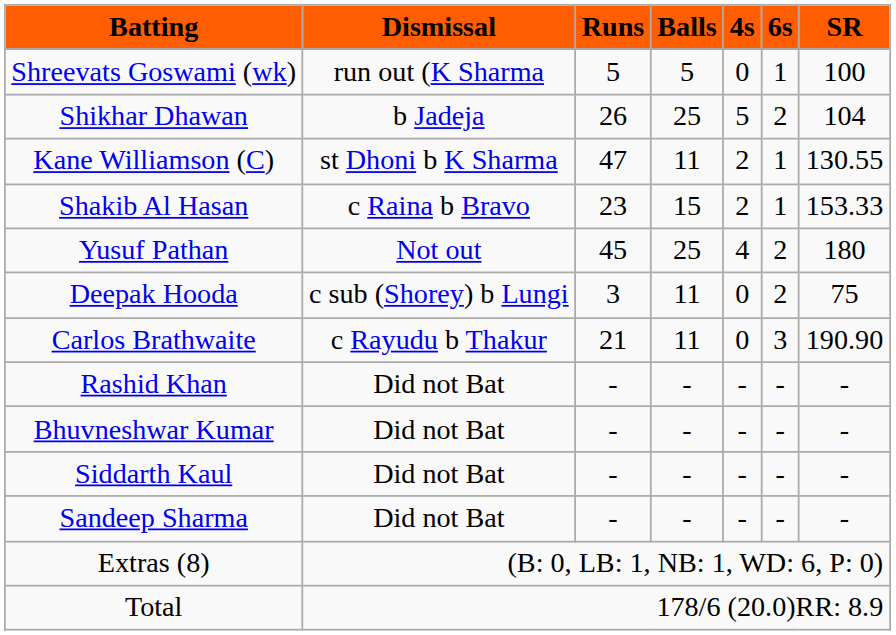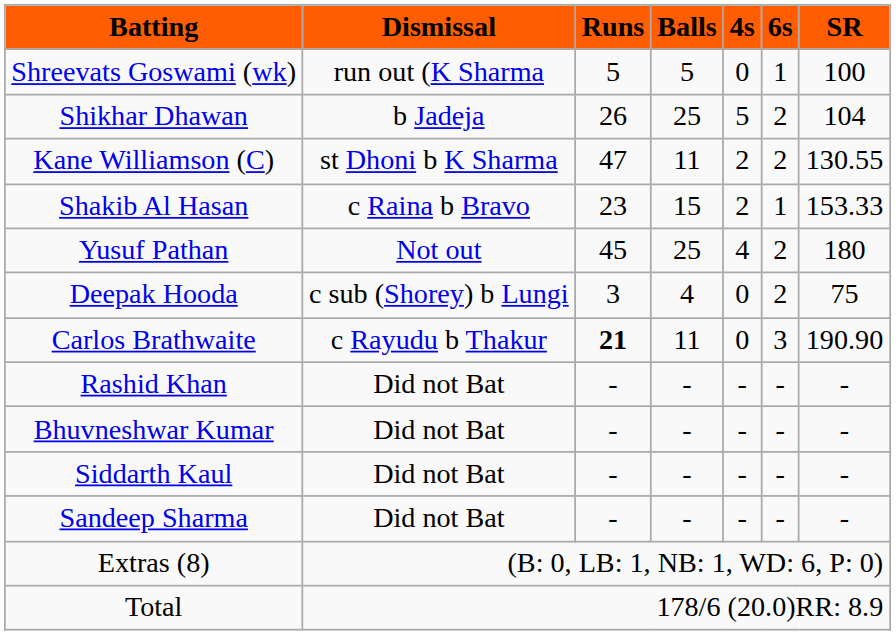(780, 160) 1 -> (780, 160) 2
(687, 294) 11 -> (687, 294) 4
(613, 339) normal -> (613, 339) bold
